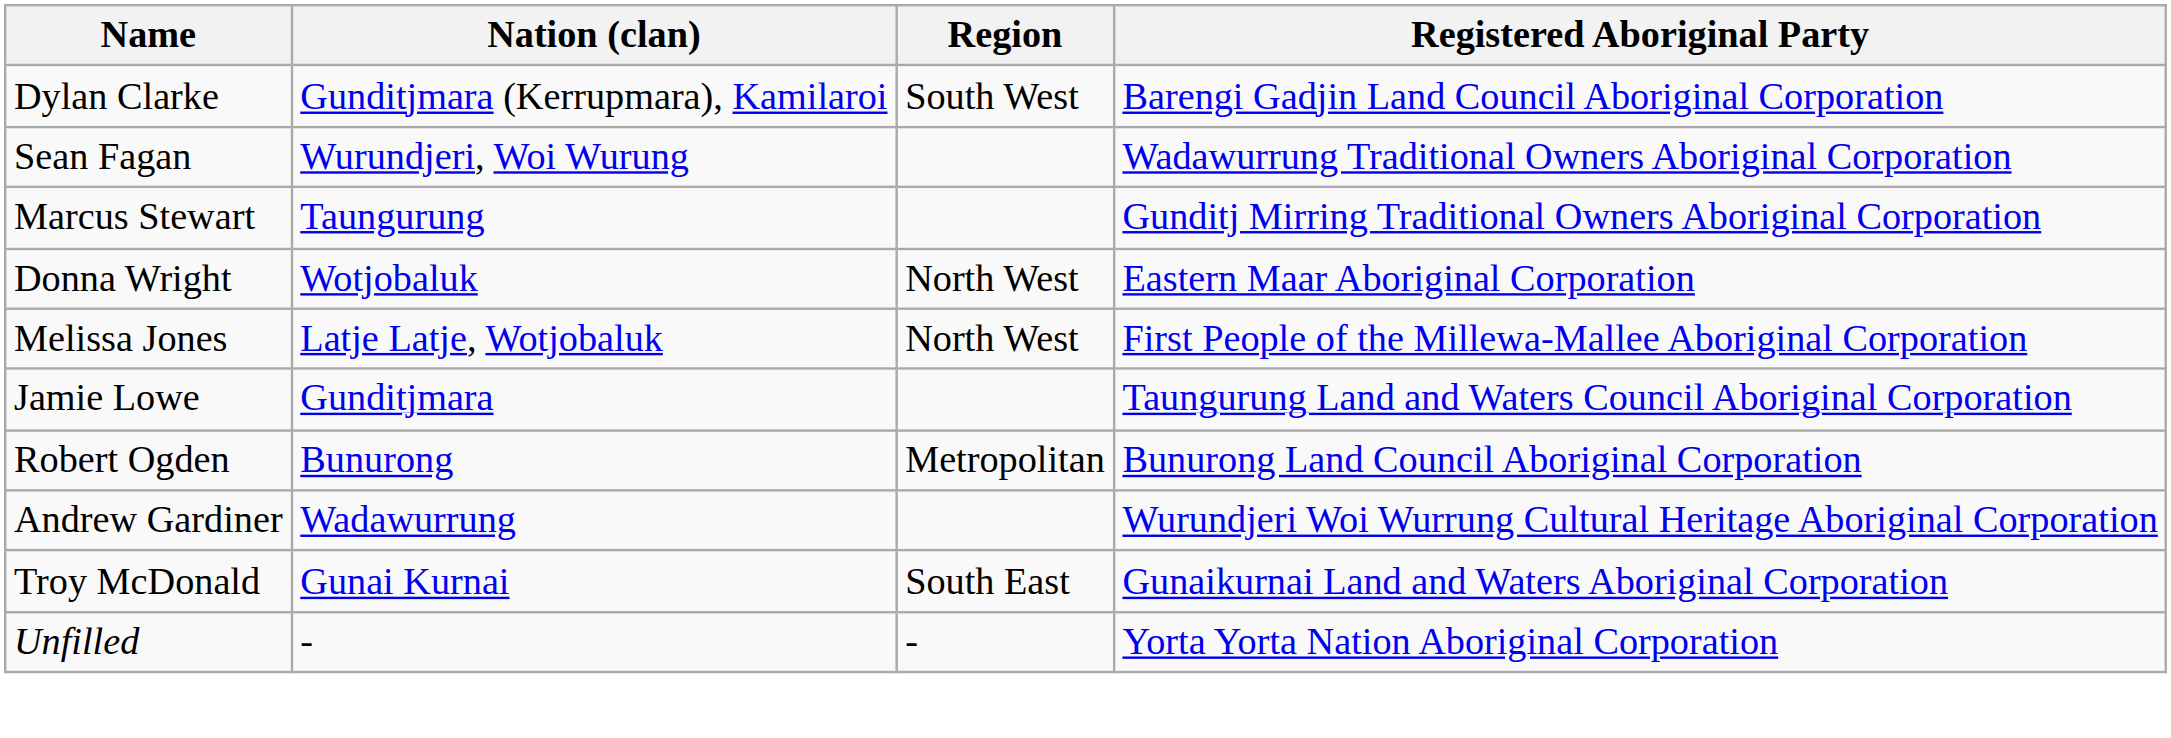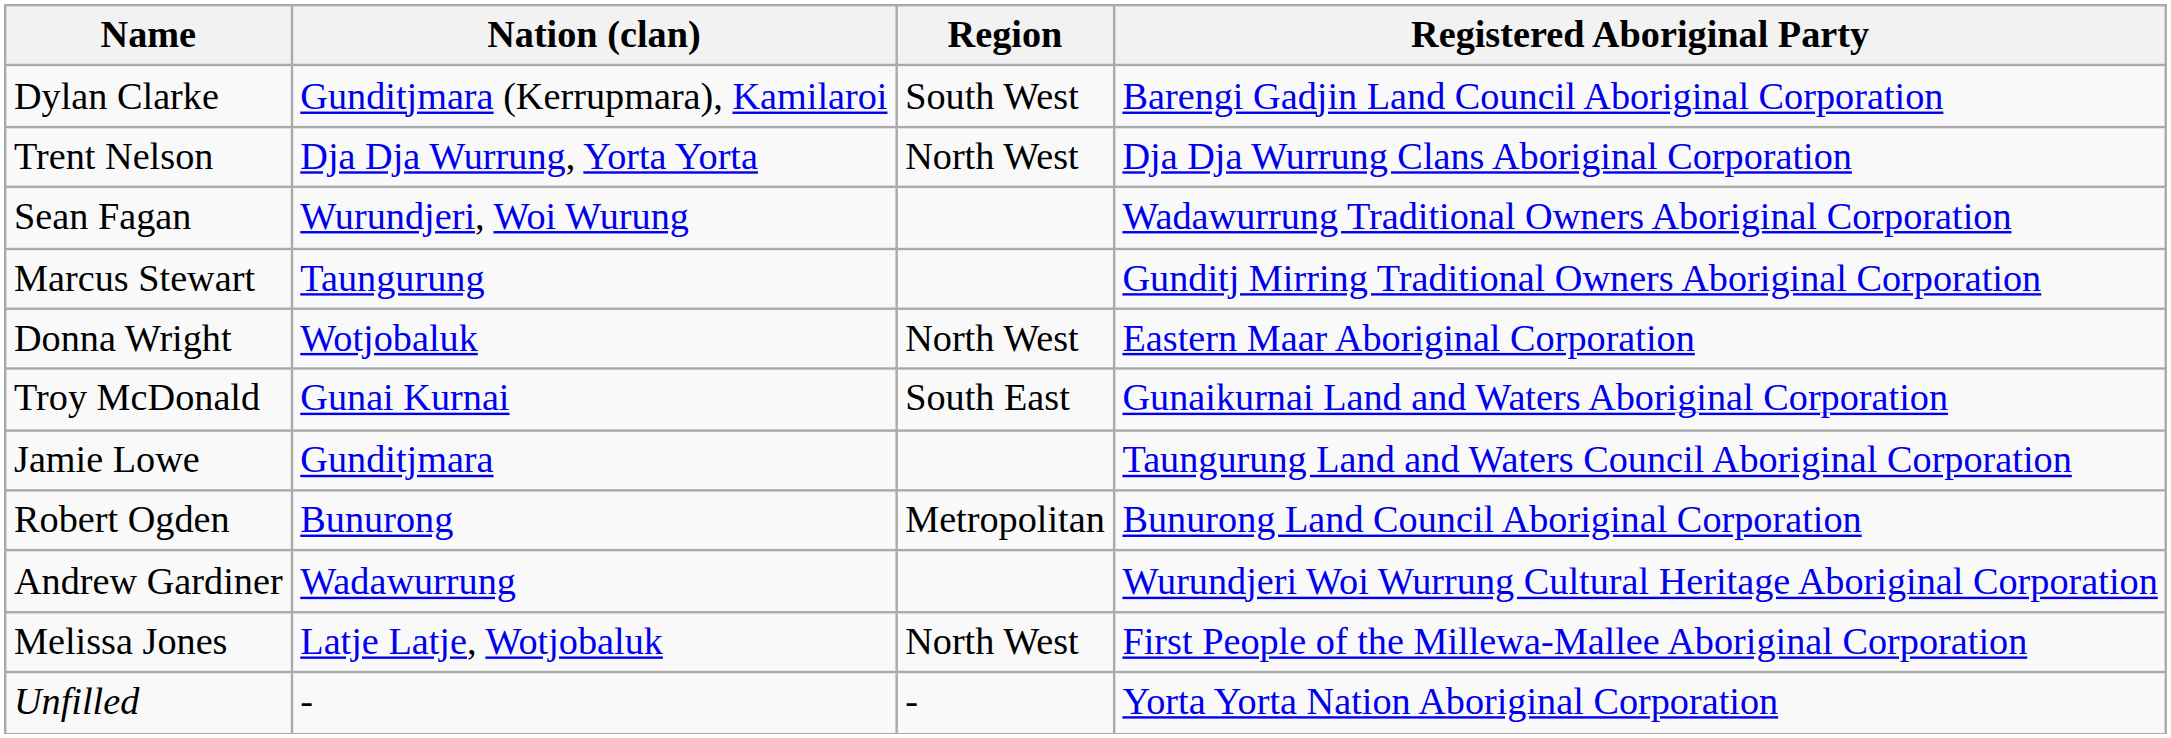+ row: (114, 156)
rows swapped: (121, 338) <-> (137, 580)
